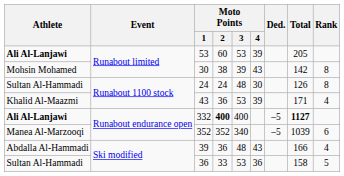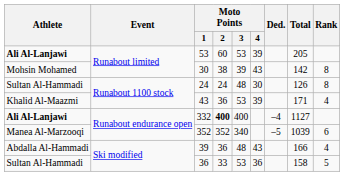(276, 117) –5 -> (276, 117) –4
(300, 117) bold -> (300, 117) normal
